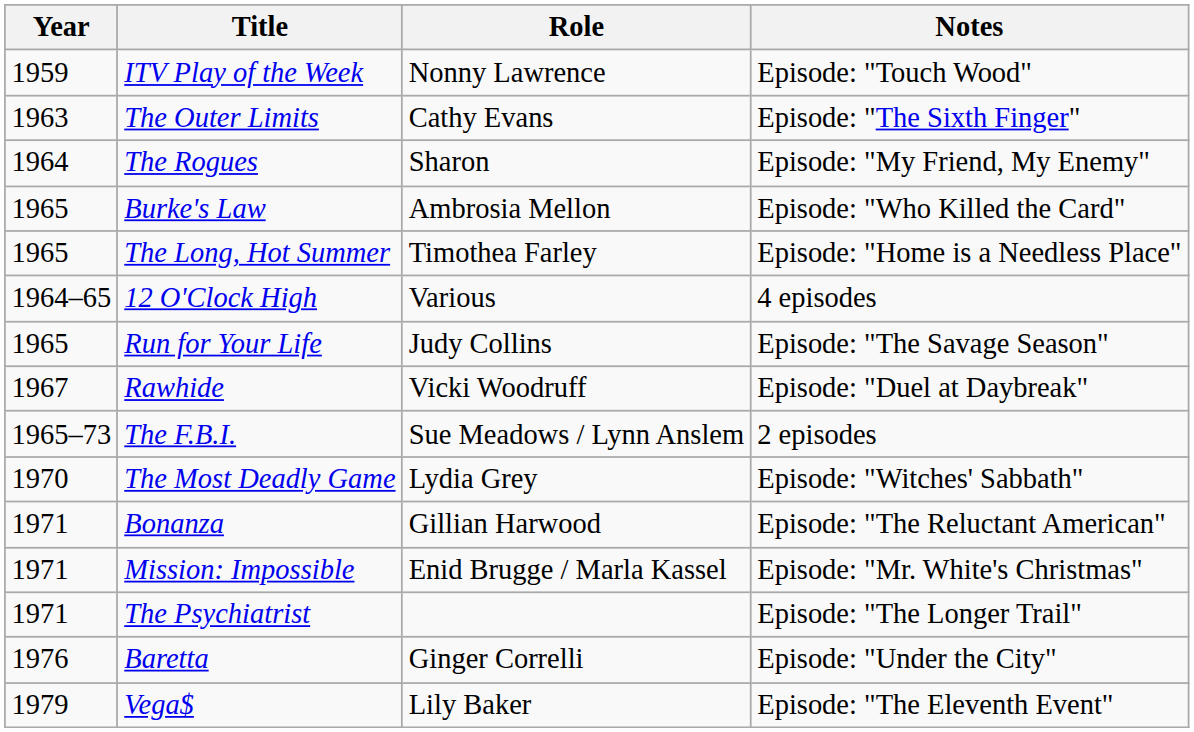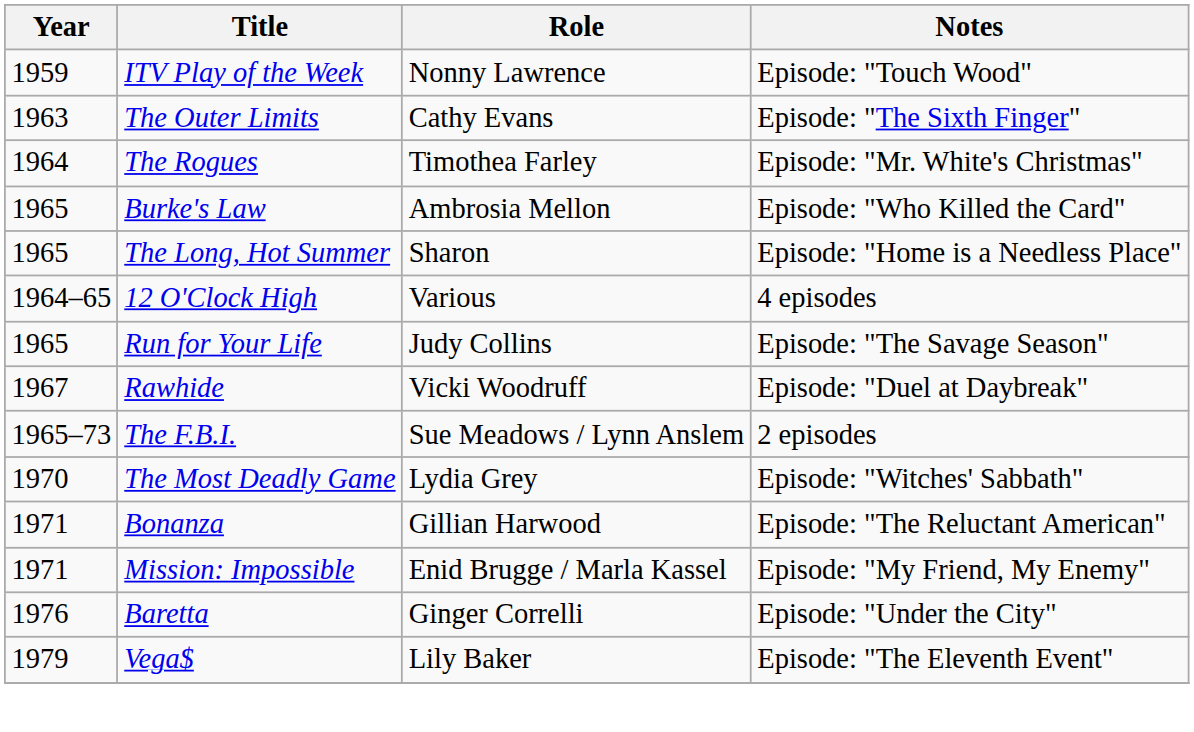(449, 162) Sharon -> (503, 162) Timothea Farley
(954, 162) Episode: "My Friend, My Enemy" -> (950, 162) Episode: "Mr. White's Christmas"
(503, 252) Timothea Farley -> (449, 252) Sharon
(950, 569) Episode: "Mr. White's Christmas" -> (954, 569) Episode: "My Friend, My Enemy"
- row: (217, 614)
